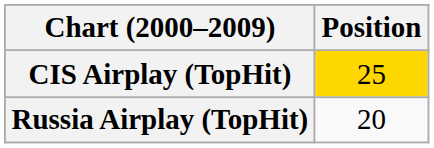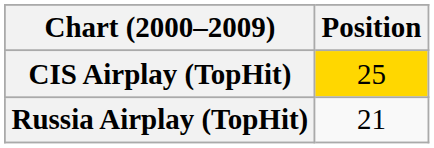(371, 119) 20 -> (371, 119) 21
